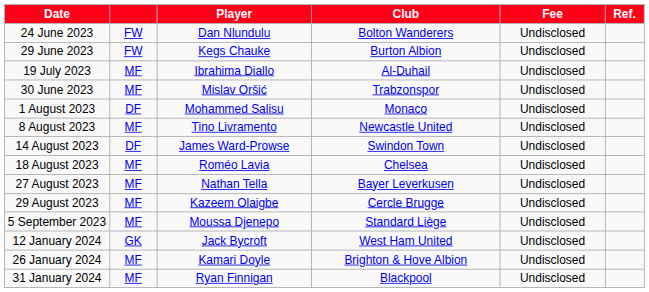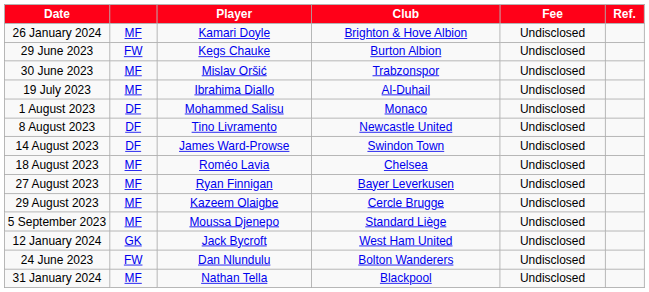rows swapped: (57, 33) <-> (57, 260)
rows swapped: (57, 90) <-> (57, 71)
(133, 128) MF -> (133, 128) DF
(234, 184) Nathan Tella -> (234, 184) Ryan Finnigan
(234, 279) Ryan Finnigan -> (234, 279) Nathan Tella
